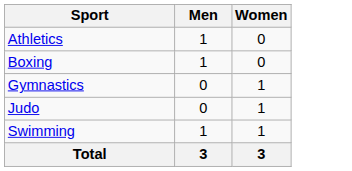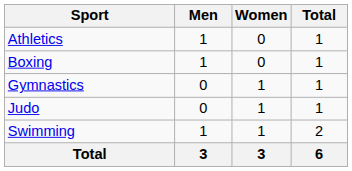+ column: (319, 16)
